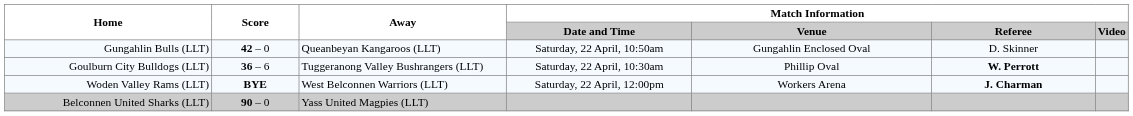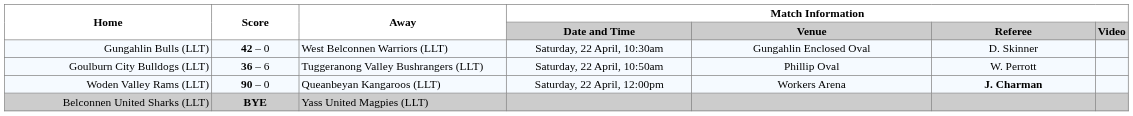(371, 48) Queanbeyan Kangaroos (LLT) -> (375, 48) West Belconnen Warriors (LLT)
(599, 48) Saturday, 22 April, 10:50am -> (599, 48) Saturday, 22 April, 10:30am
(599, 66) Saturday, 22 April, 10:30am -> (599, 66) Saturday, 22 April, 10:50am
(1013, 66) bold -> (1013, 66) normal
(255, 84) BYE -> (255, 84) 90 – 0
(375, 84) West Belconnen Warriors (LLT) -> (371, 84) Queanbeyan Kangaroos (LLT)
(255, 102) 90 – 0 -> (255, 102) BYE
